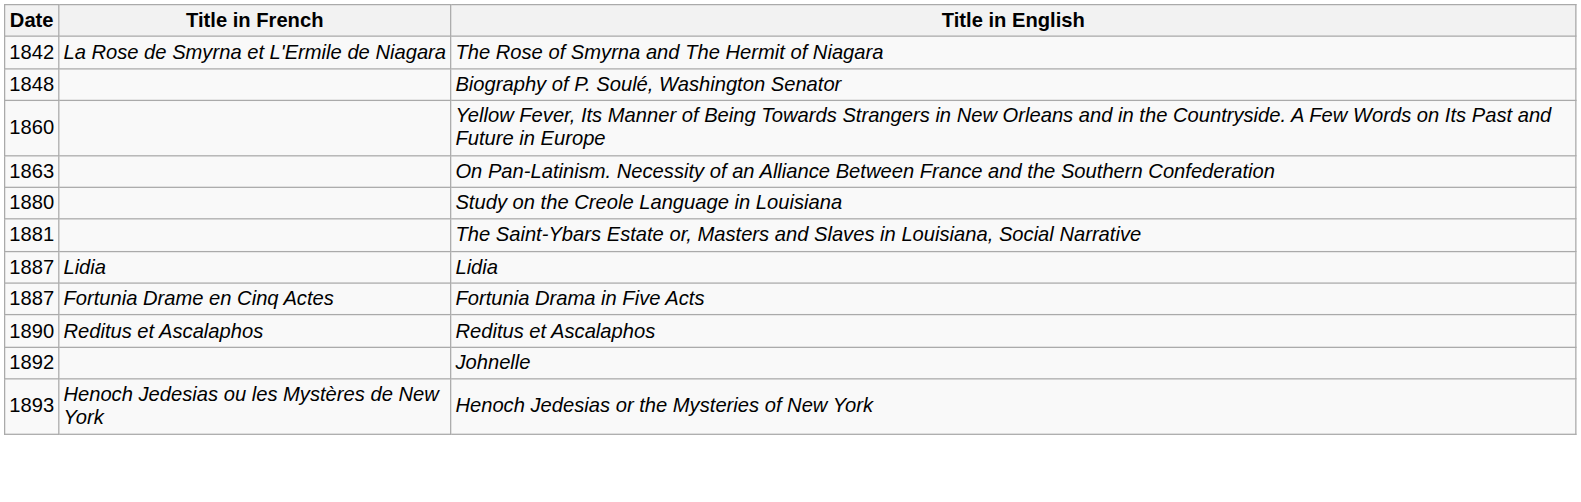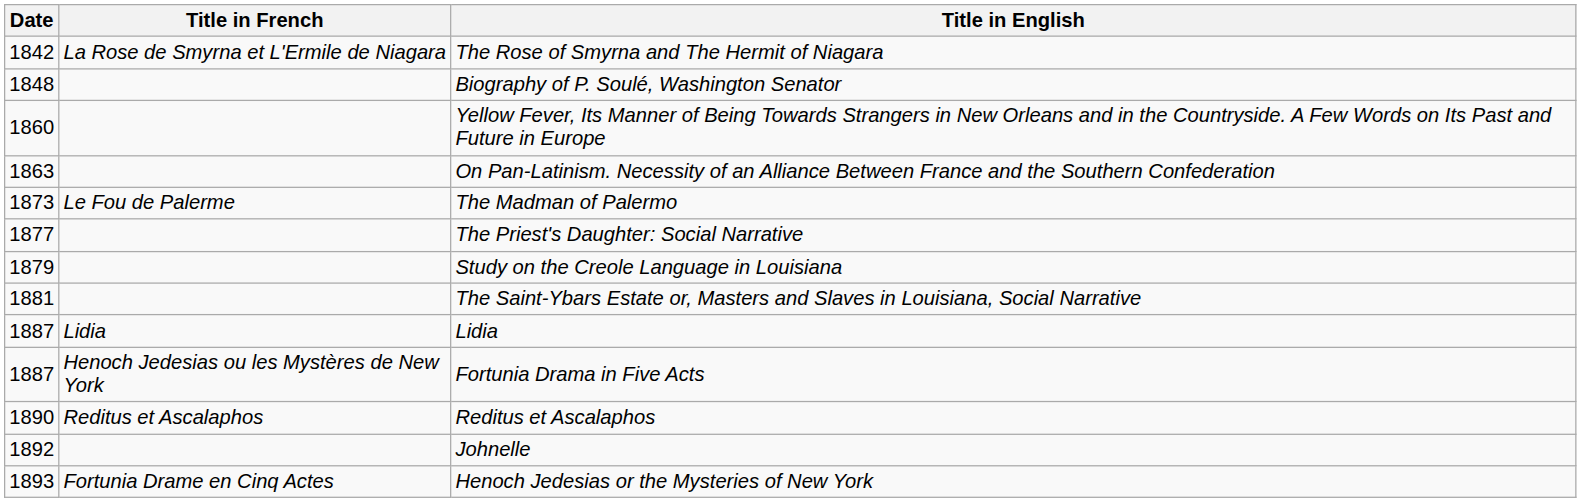+ row: (566, 203)
+ row: (629, 235)
(32, 203) 1880 -> (32, 266) 1879
(199, 298) Fortunia Drame en Cinq Actes -> (251, 374) Henoch Jedesias ou les Mystères de New York
(251, 406) Henoch Jedesias ou les Mystères de New York -> (199, 481) Fortunia Drame en Cinq Actes
